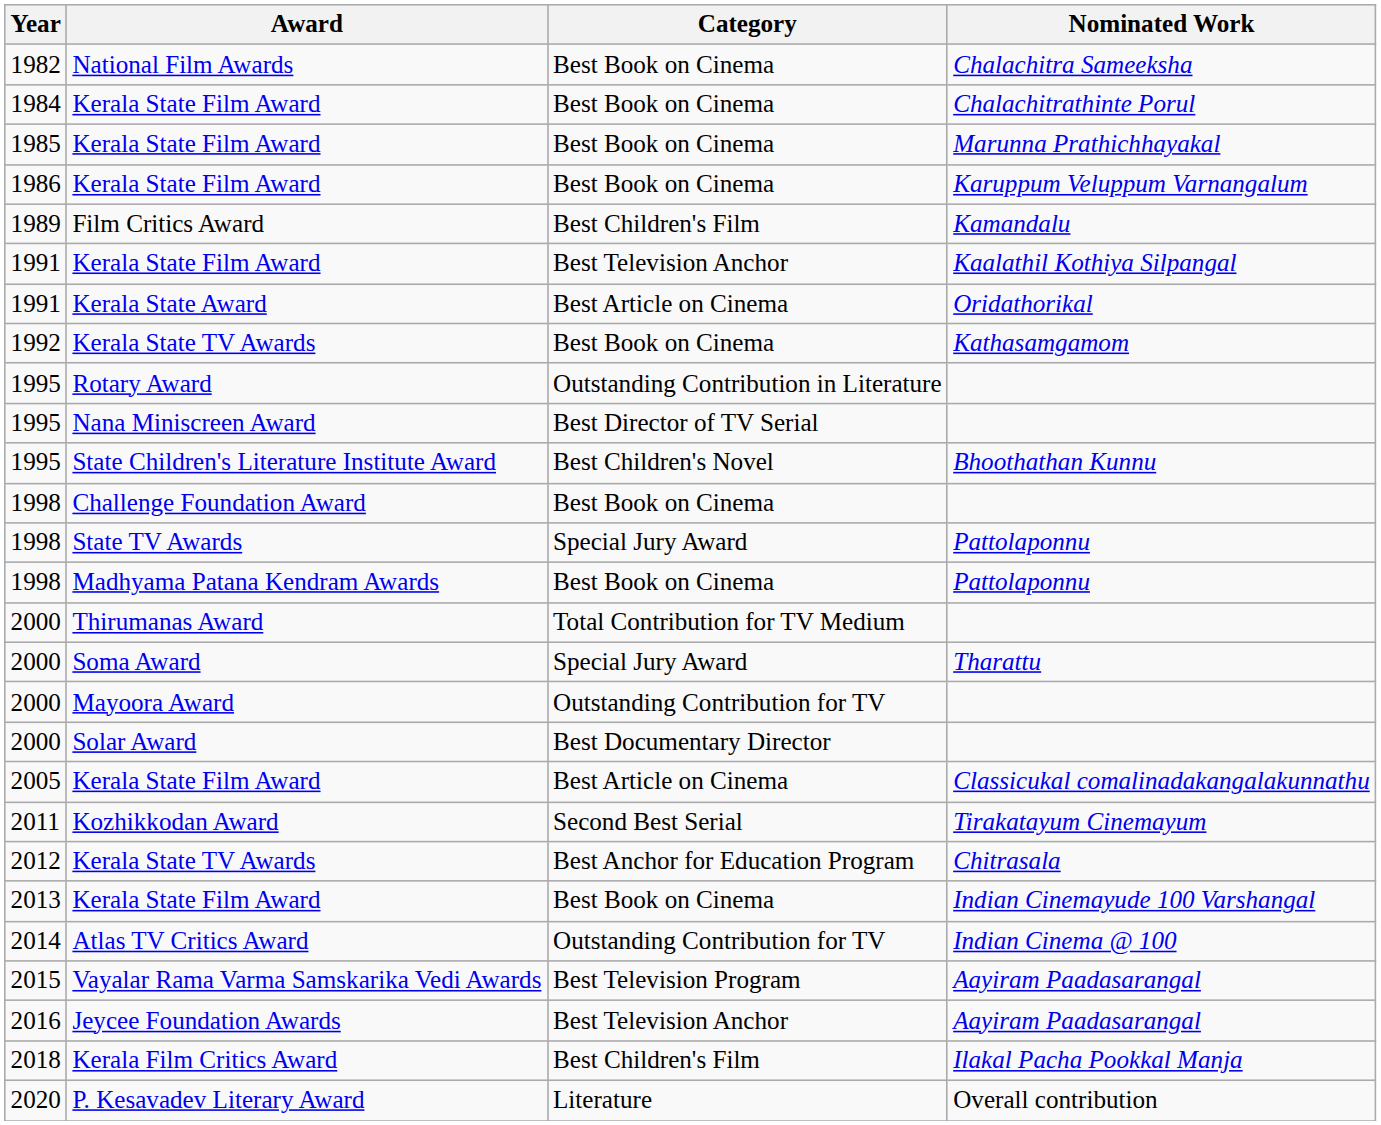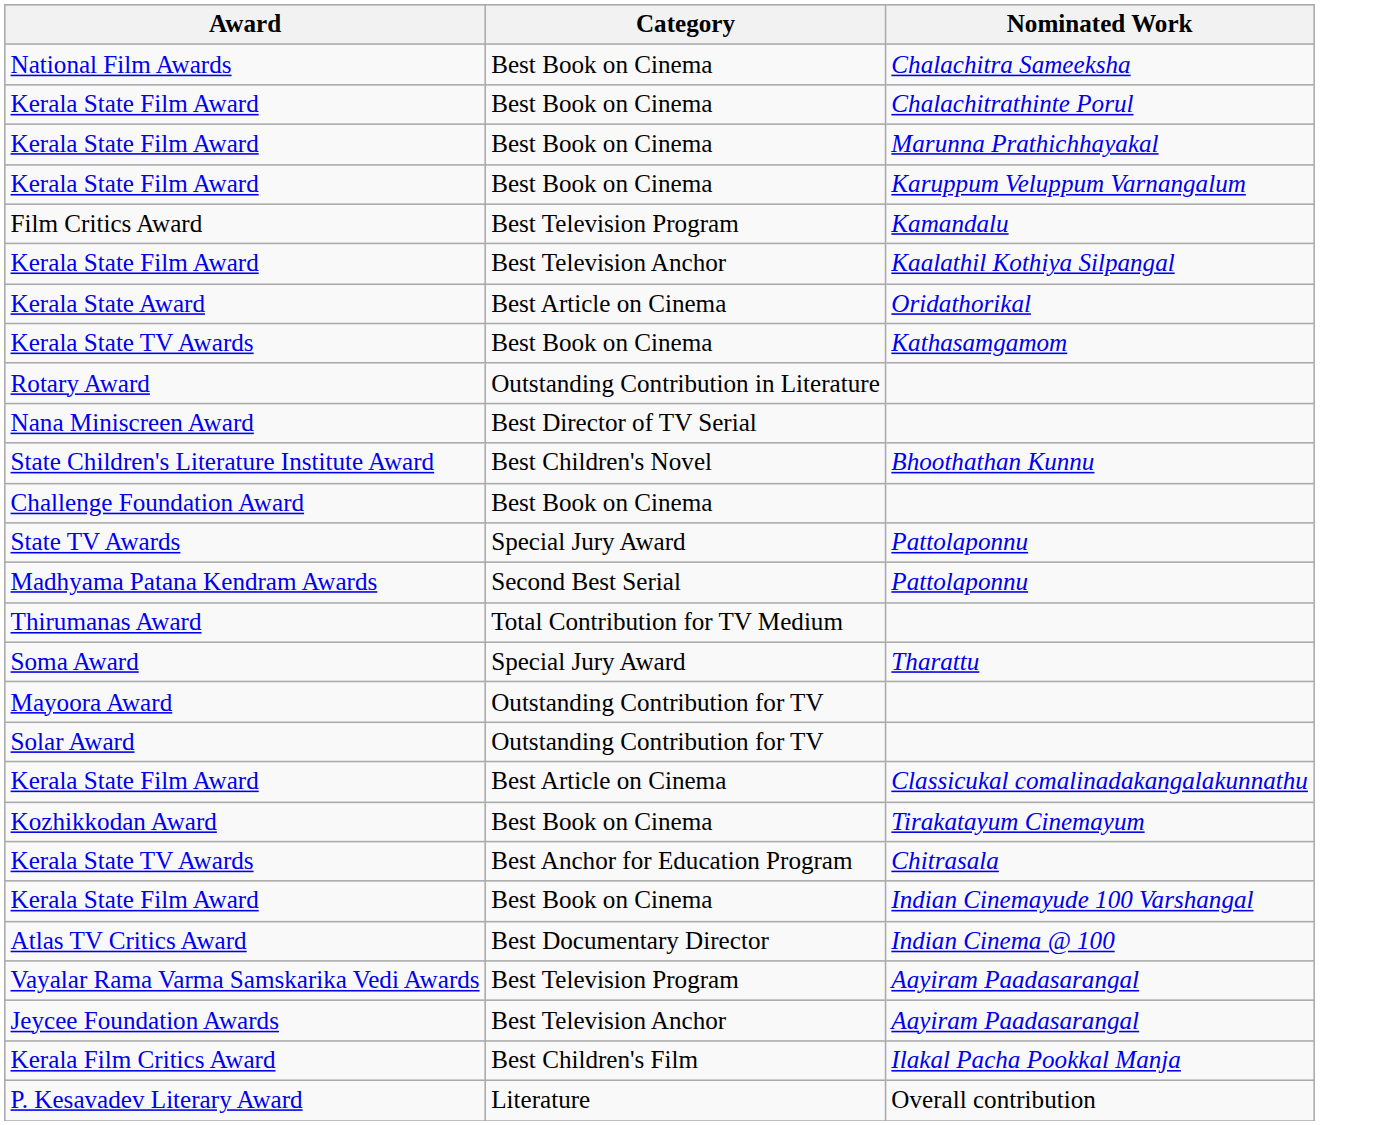- column: (36, 24)
(656, 223) Best Children's Film -> (615, 223) Best Television Program
(664, 582) Best Book on Cinema -> (586, 582) Second Best Serial
(692, 741) Best Documentary Director -> (657, 741) Outstanding Contribution for TV
(648, 821) Second Best Serial -> (602, 821) Best Book on Cinema
(719, 940) Outstanding Contribution for TV -> (630, 940) Best Documentary Director
